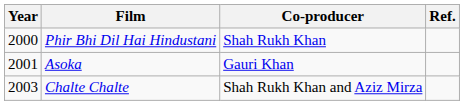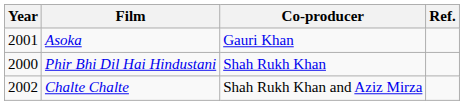rows swapped: (131, 40) <-> (63, 64)
(23, 87) 2003 -> (23, 87) 2002
